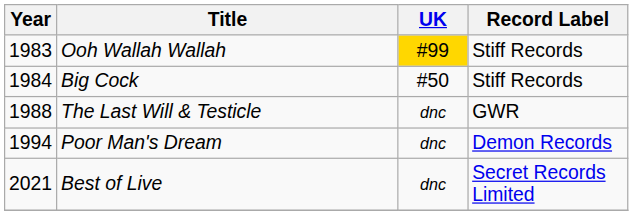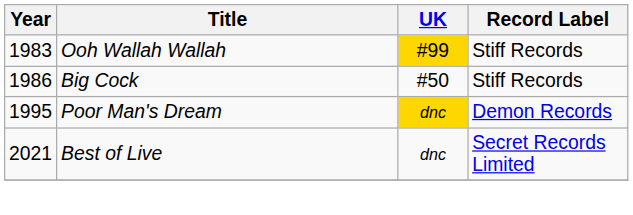(31, 81) 1984 -> (31, 81) 1986
- row: (161, 111)
(31, 142) 1994 -> (31, 111) 1995
(433, 143) no background -> (433, 113) gold background
